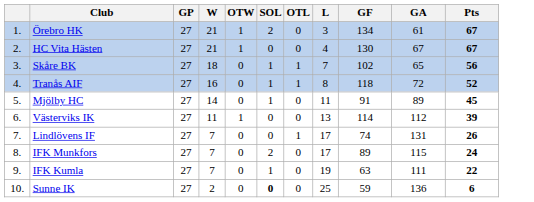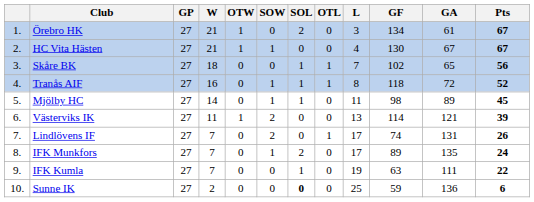+ column: (272, 13)
(365, 100) 91 -> (396, 100) 98
(418, 118) 112 -> (449, 118) 121
(418, 153) 115 -> (449, 153) 135
